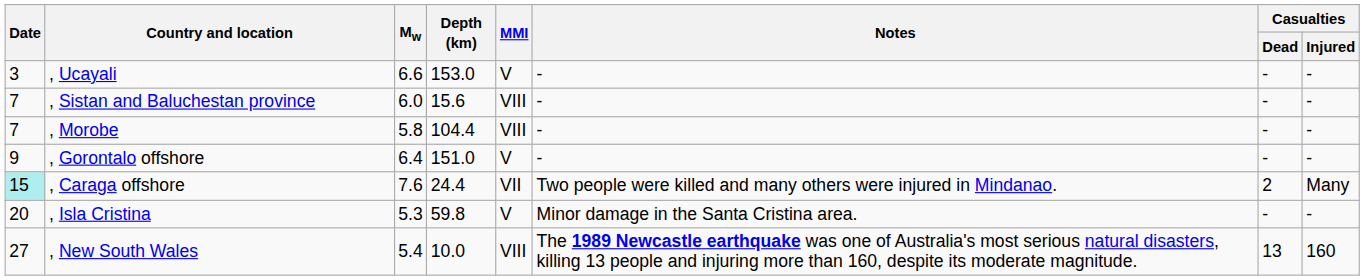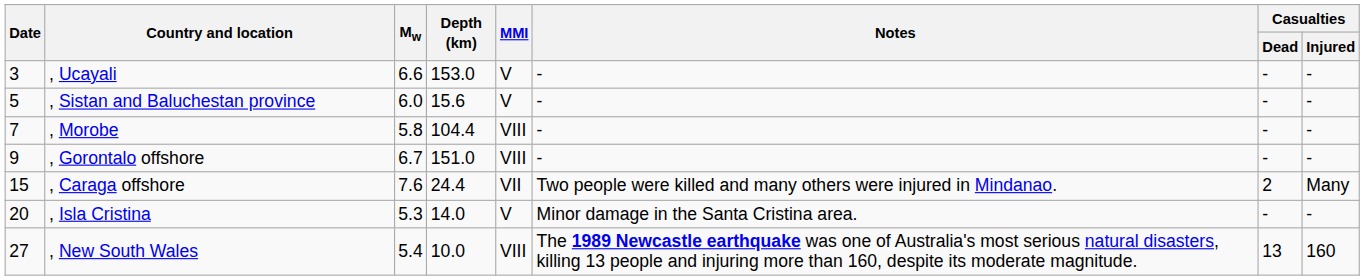(14, 102) 7 -> (14, 102) 5
(513, 102) VIII -> (506, 102) V
(410, 158) 6.4 -> (410, 158) 6.7
(506, 158) V -> (513, 158) VIII
(19, 185) paleturquoise background -> (19, 185) no background
(448, 213) 59.8 -> (448, 213) 14.0
